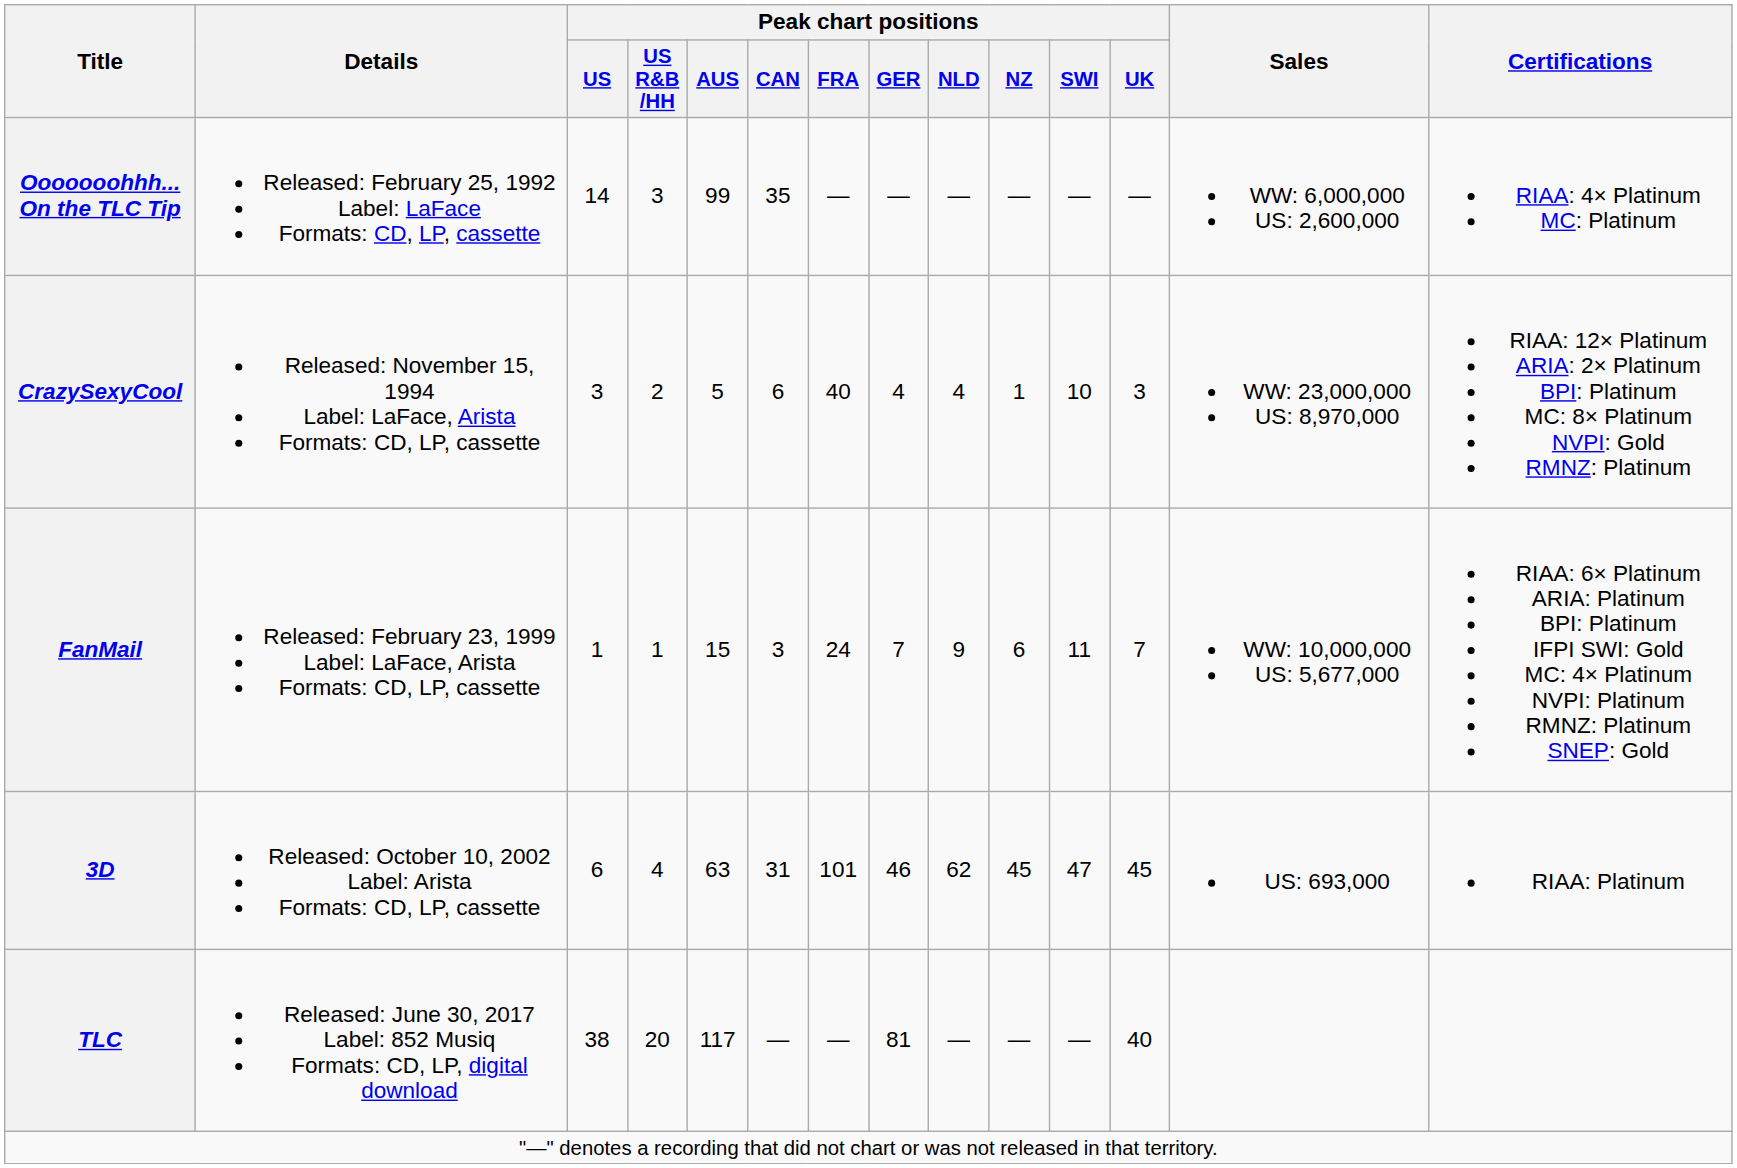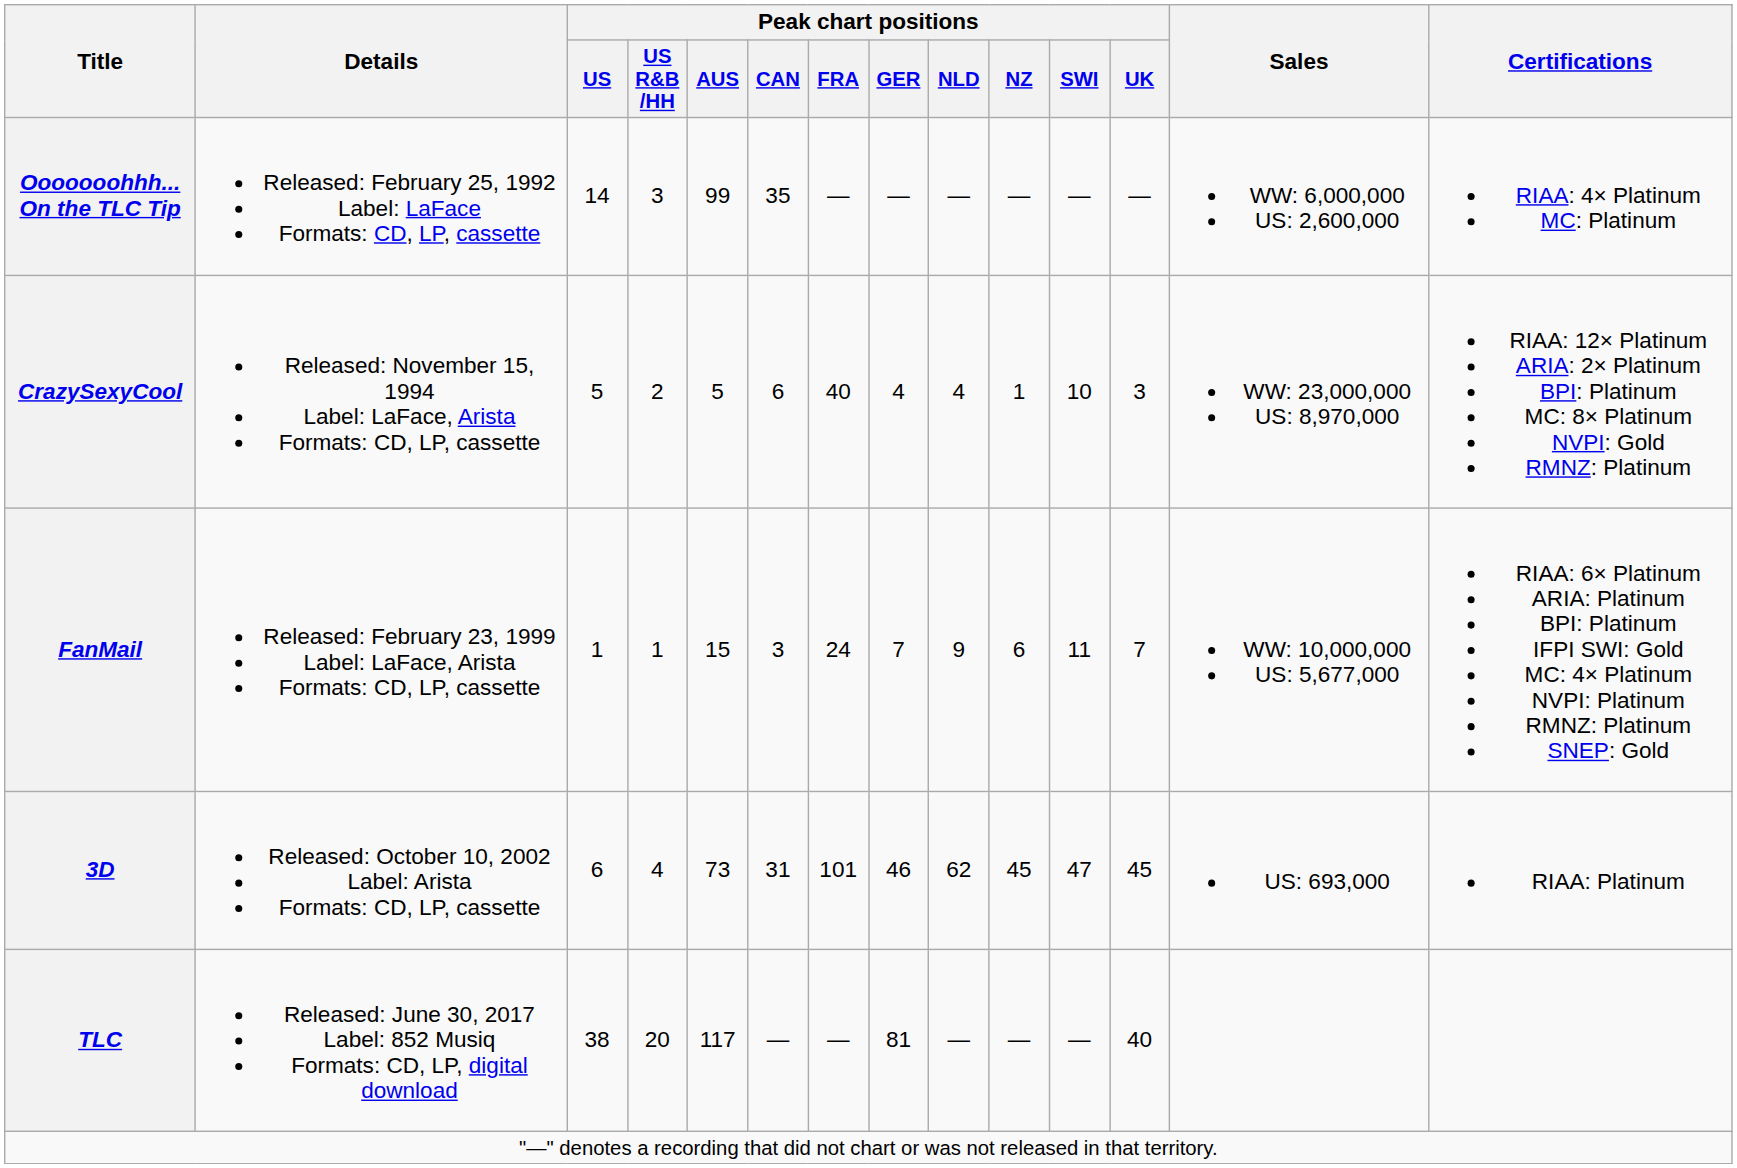(597, 391) 3 -> (597, 391) 5
(718, 870) 63 -> (718, 870) 73
